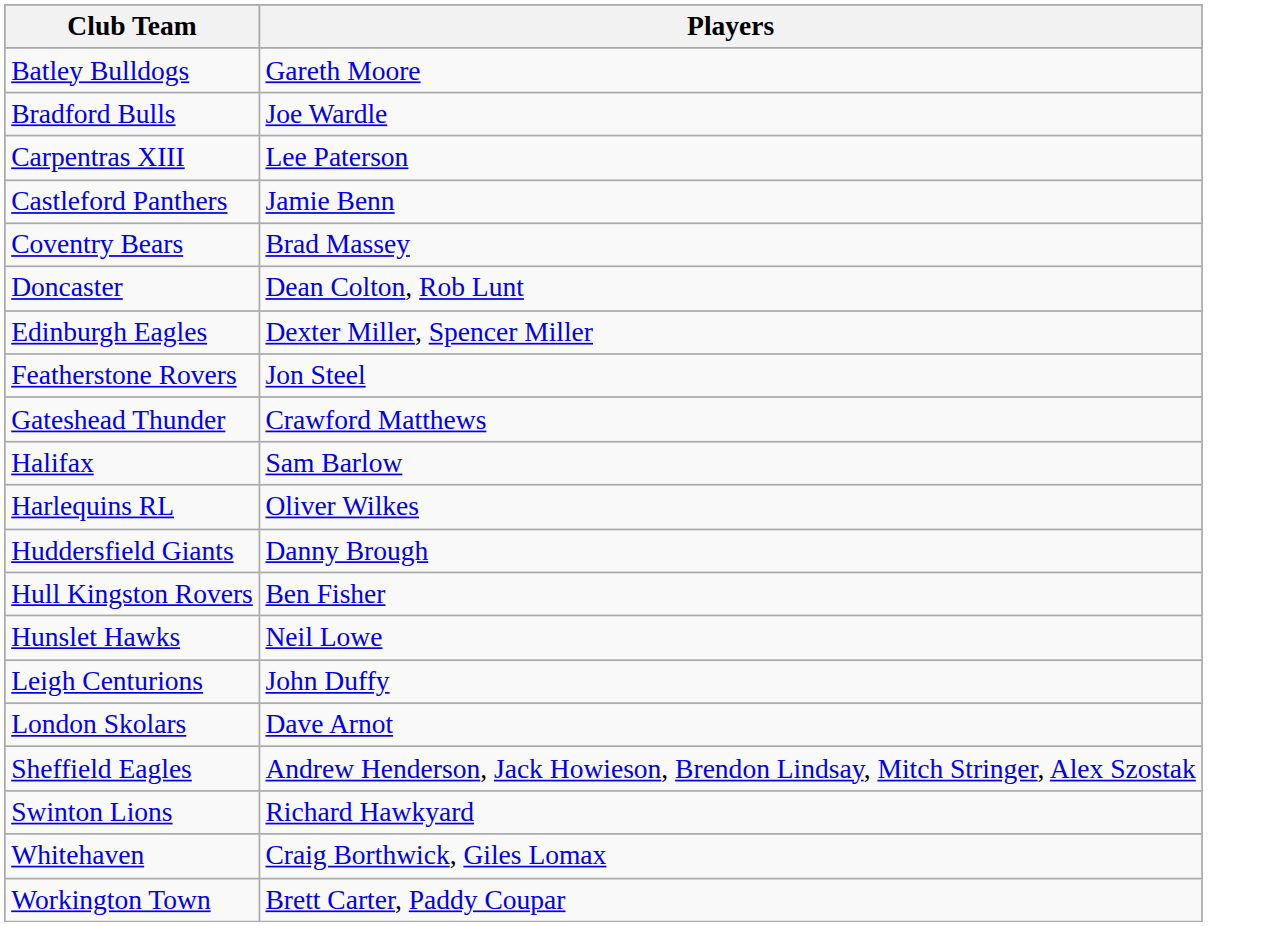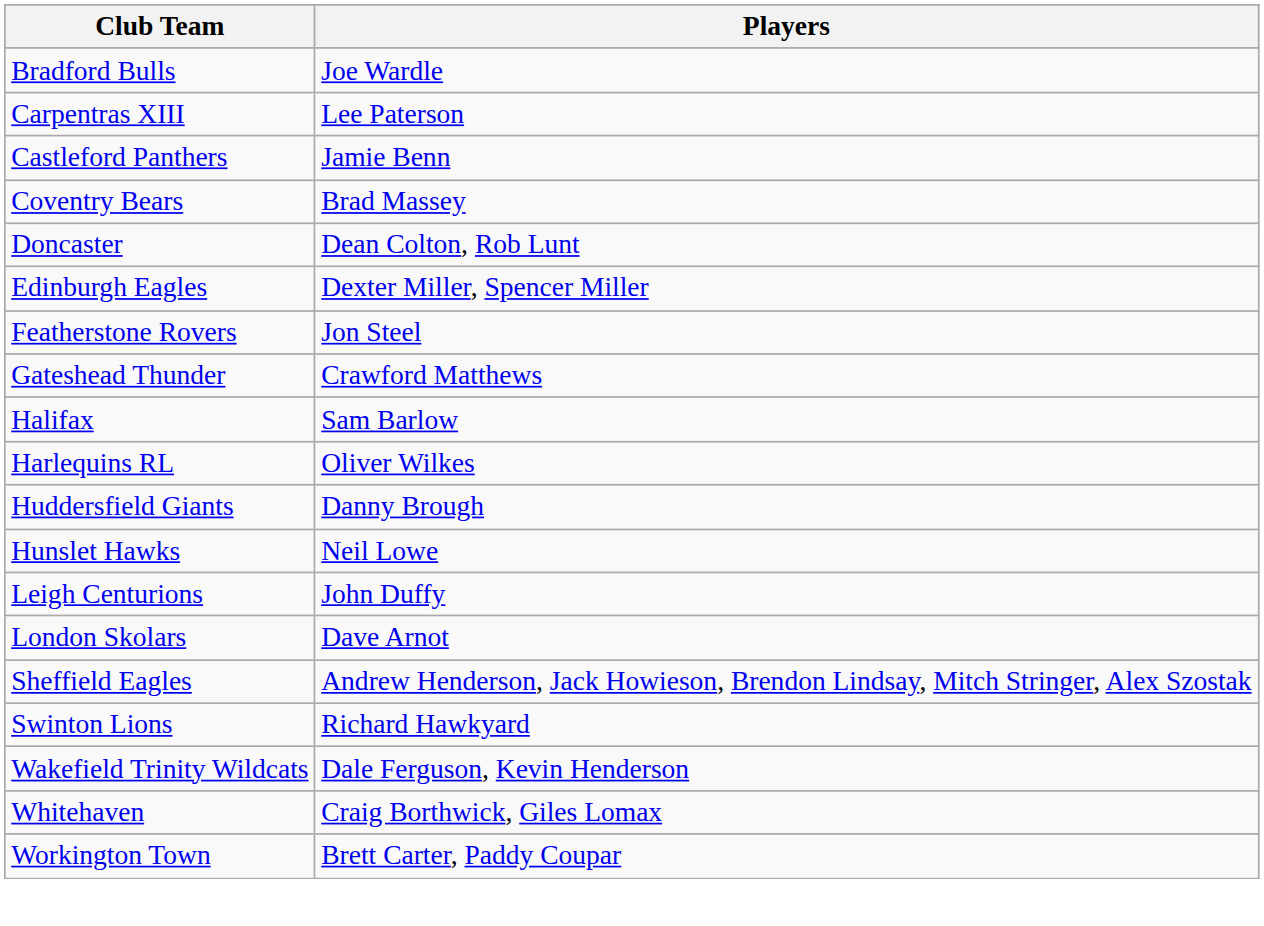- row: (100, 69)
- row: (132, 593)
+ row: (160, 768)
